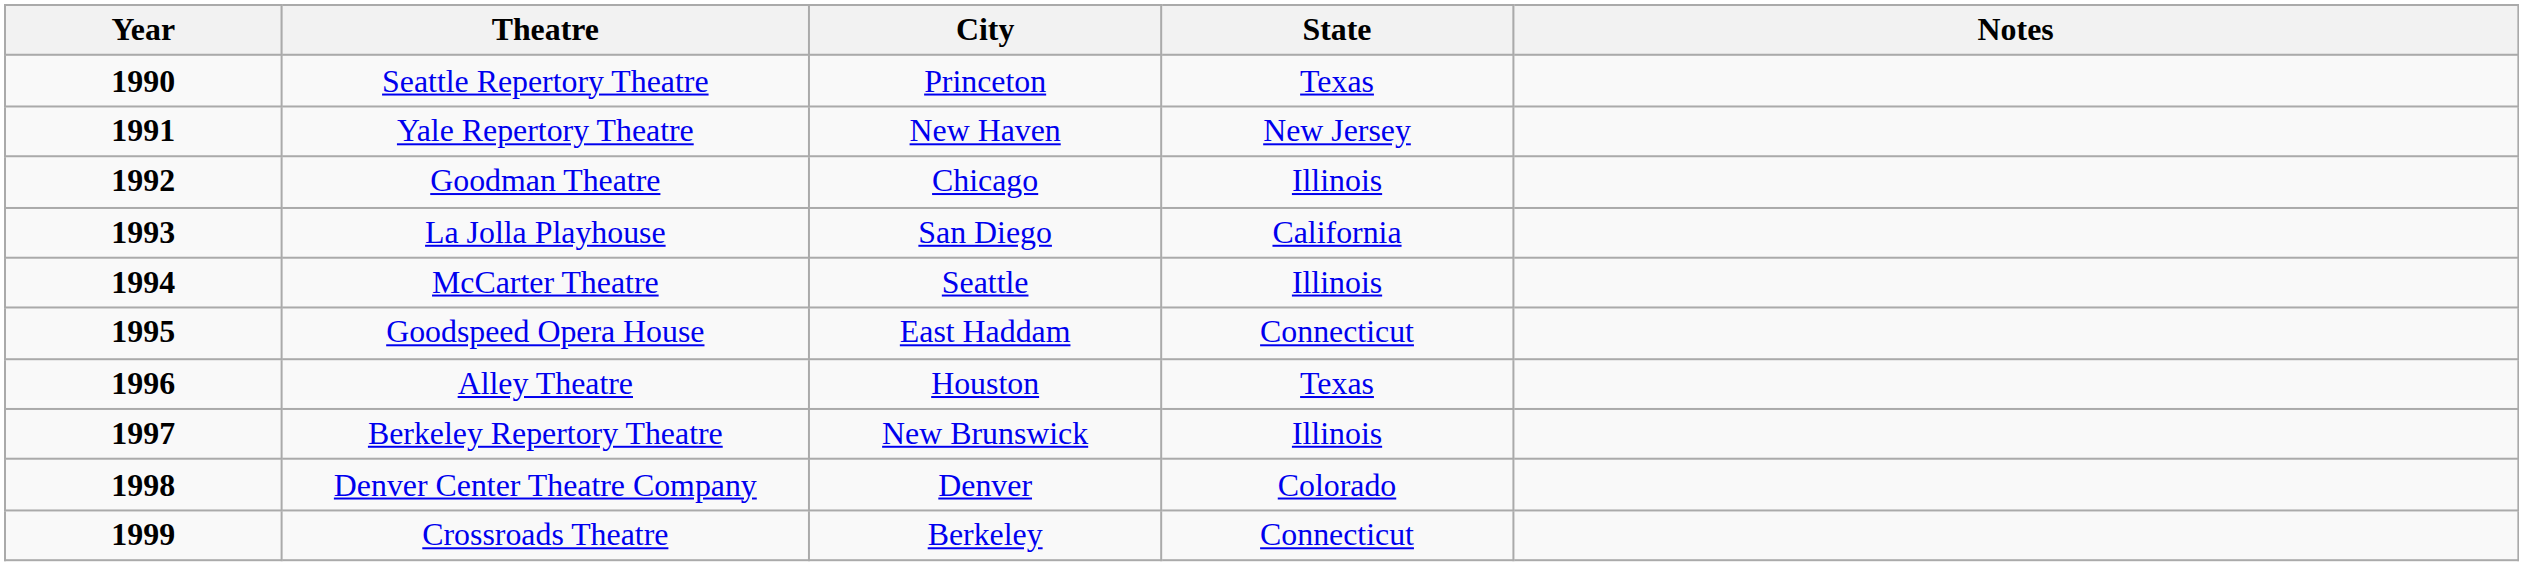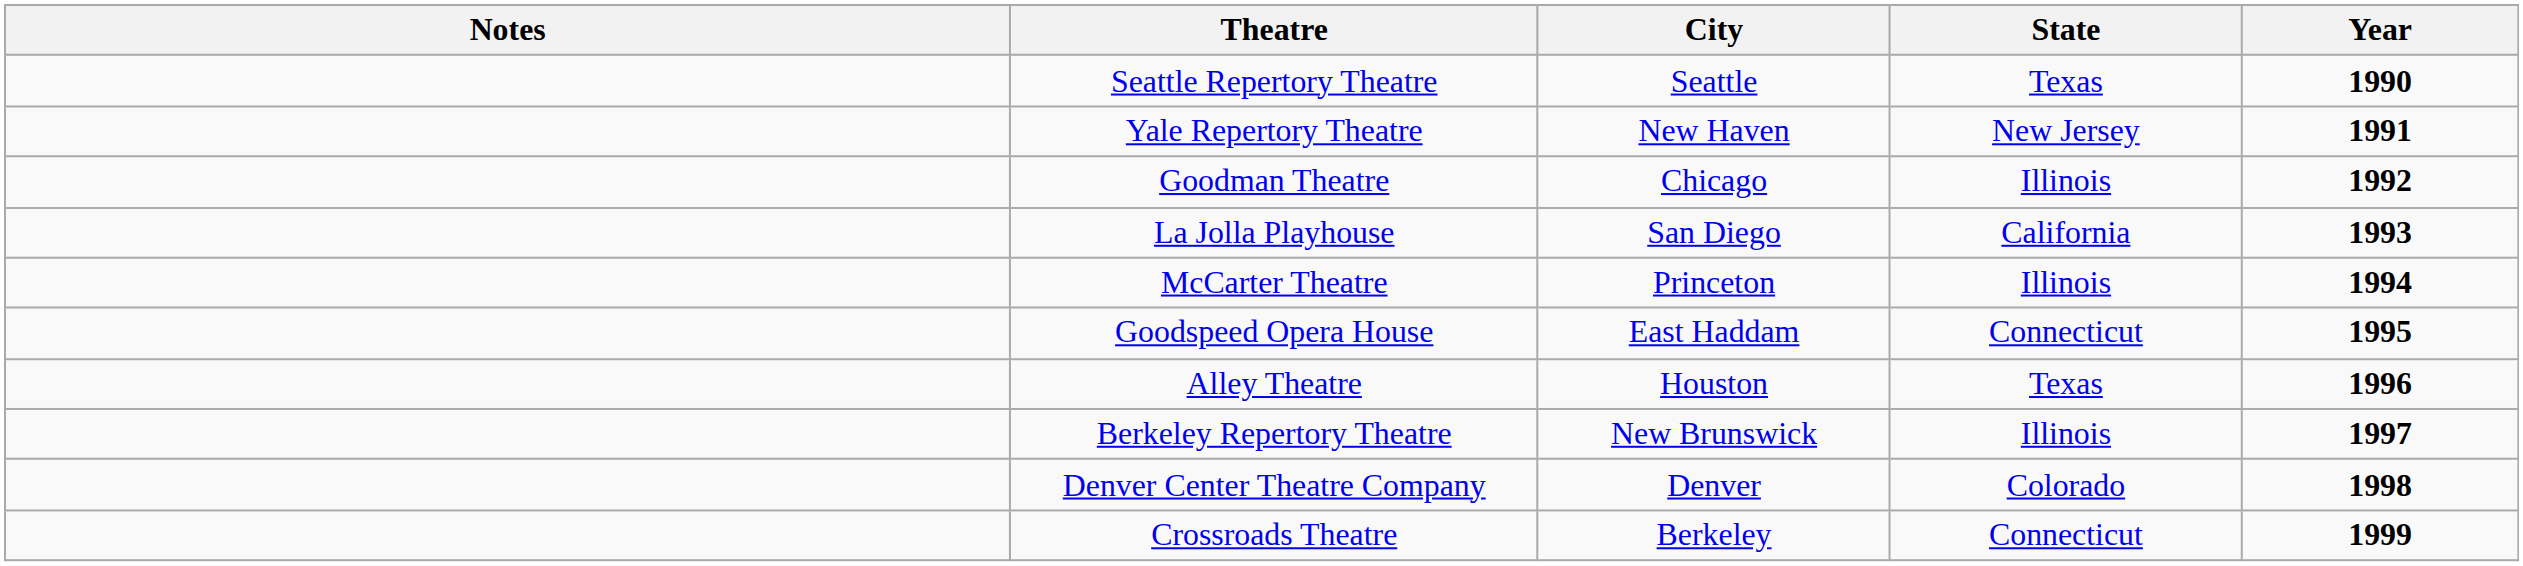columns swapped: (143, 29) <-> (2016, 29)
(985, 80) Princeton -> (1714, 80) Seattle
(985, 282) Seattle -> (1714, 282) Princeton
